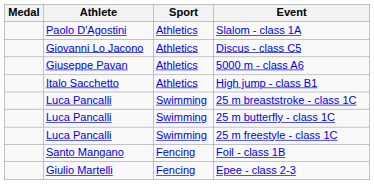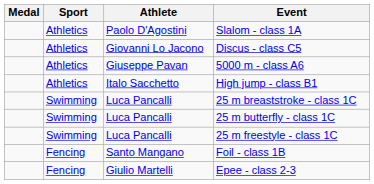columns swapped: (98, 13) <-> (183, 13)
